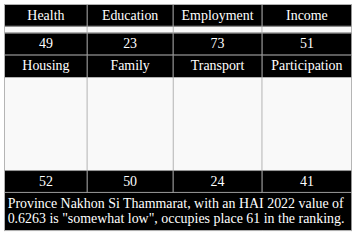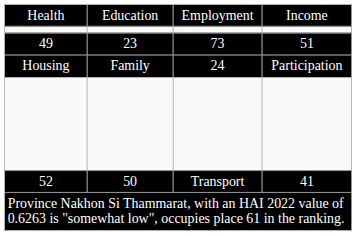(218, 66) Transport -> (218, 66) 24
(218, 181) 24 -> (218, 181) Transport
